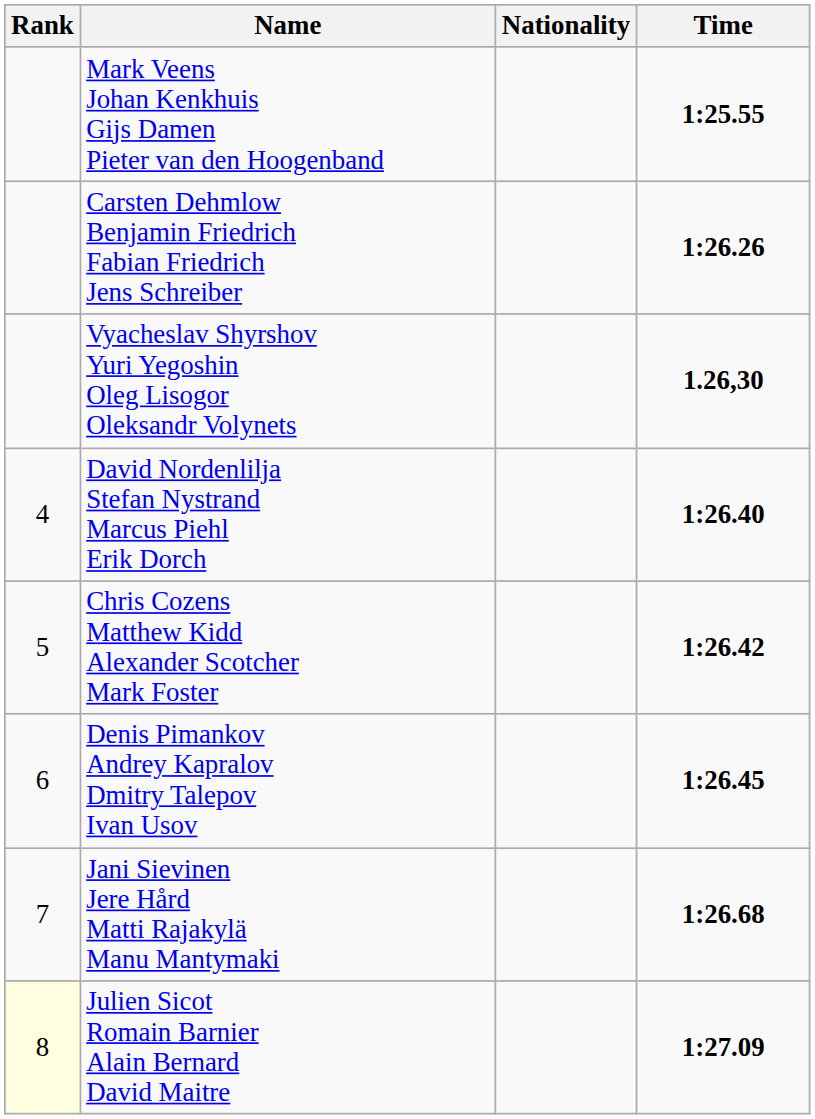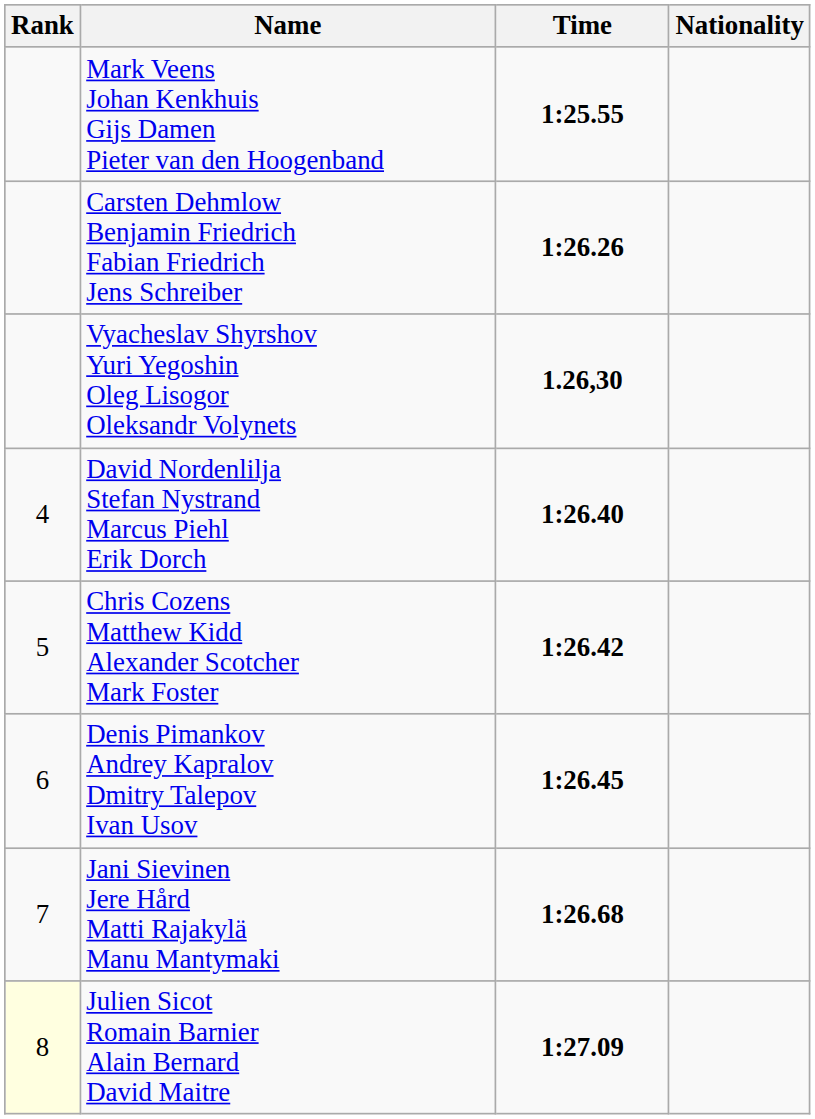columns swapped: (566, 25) <-> (723, 25)
